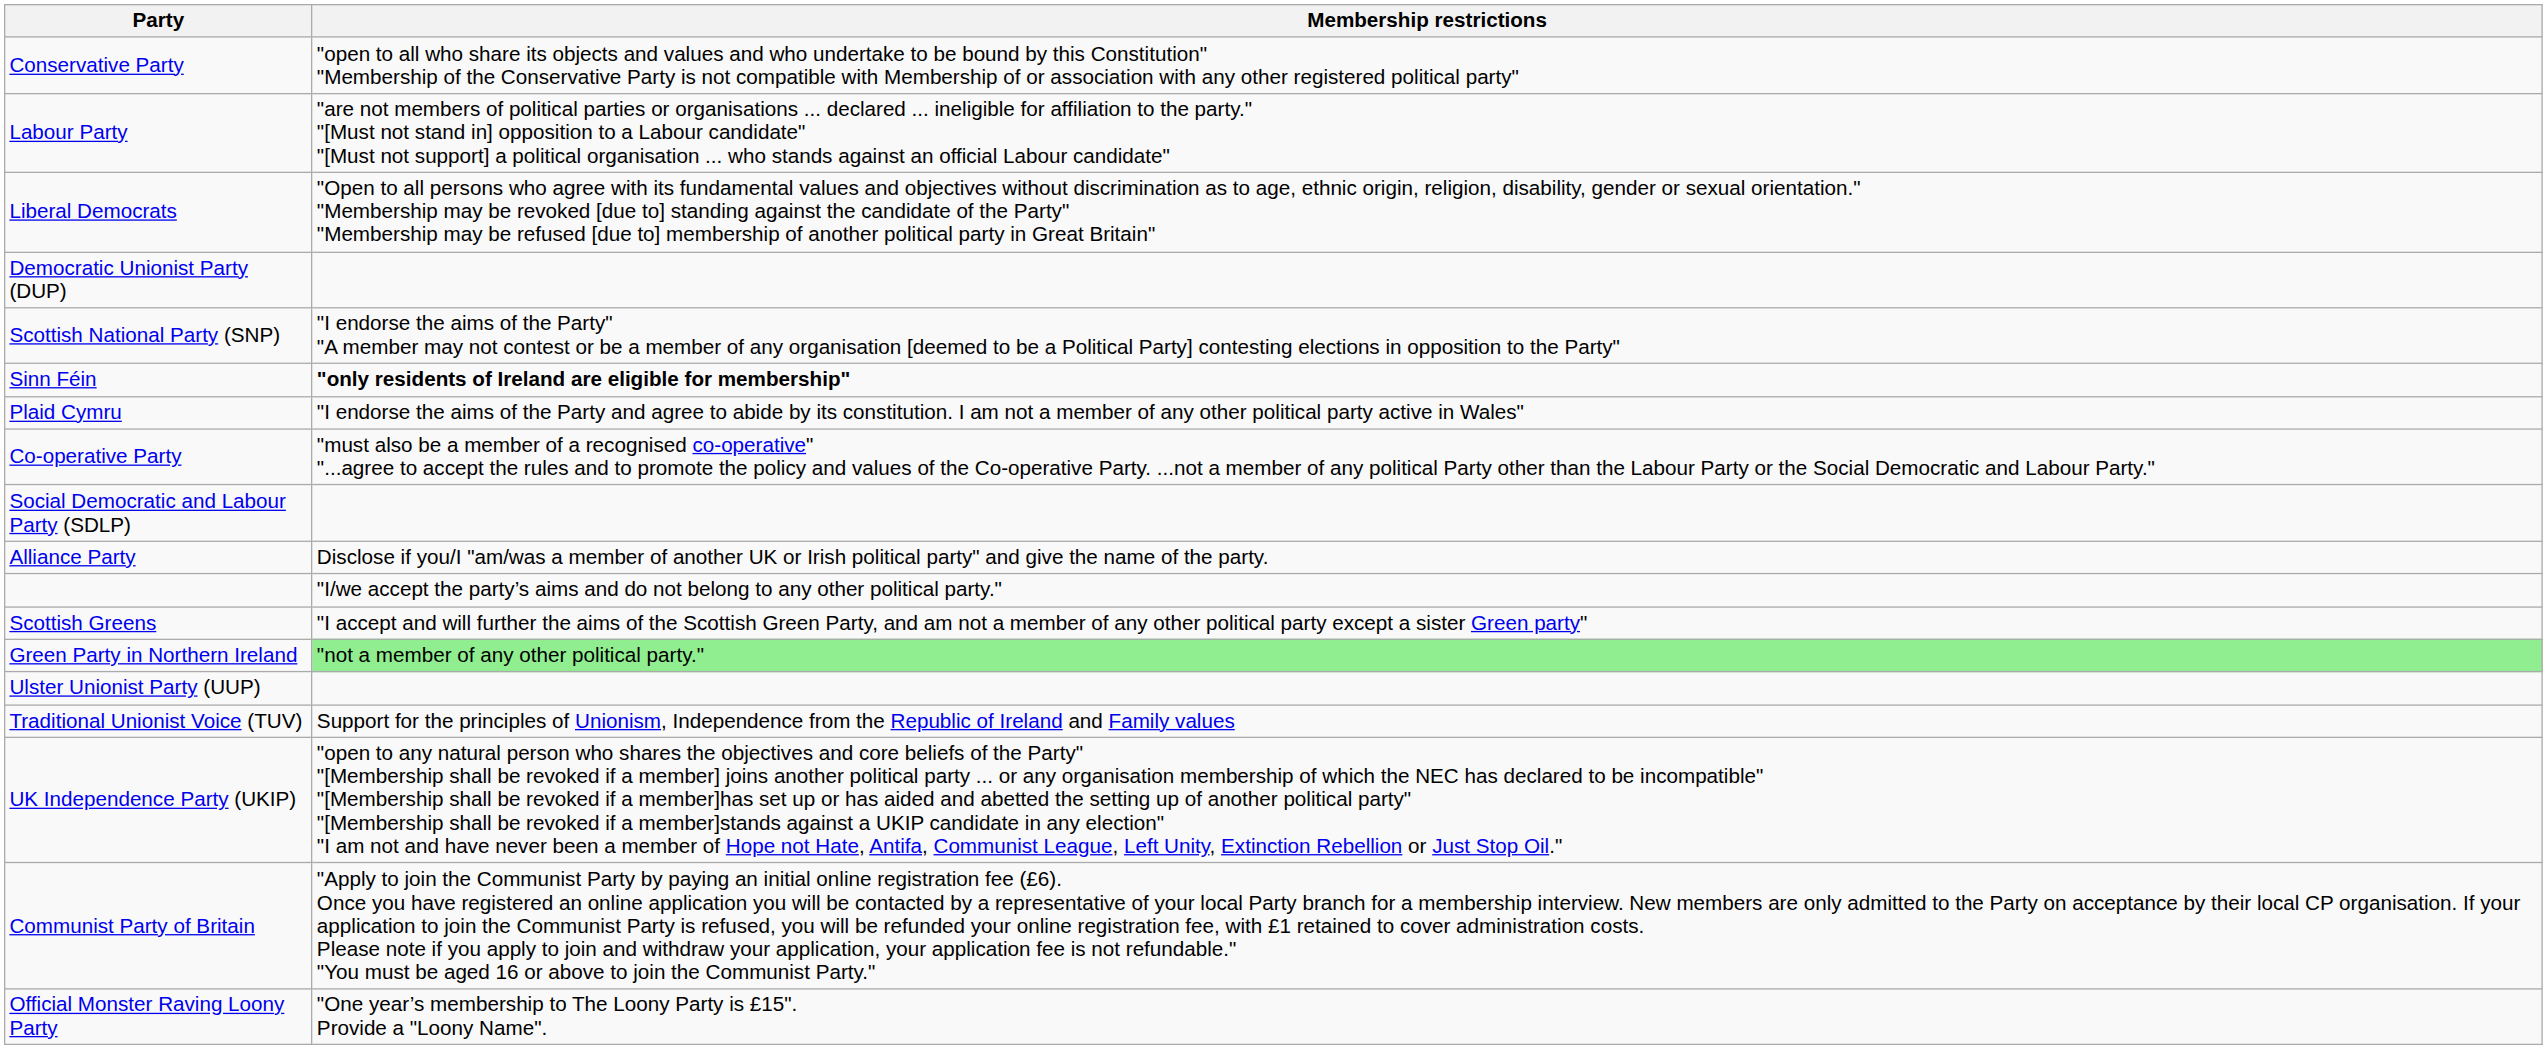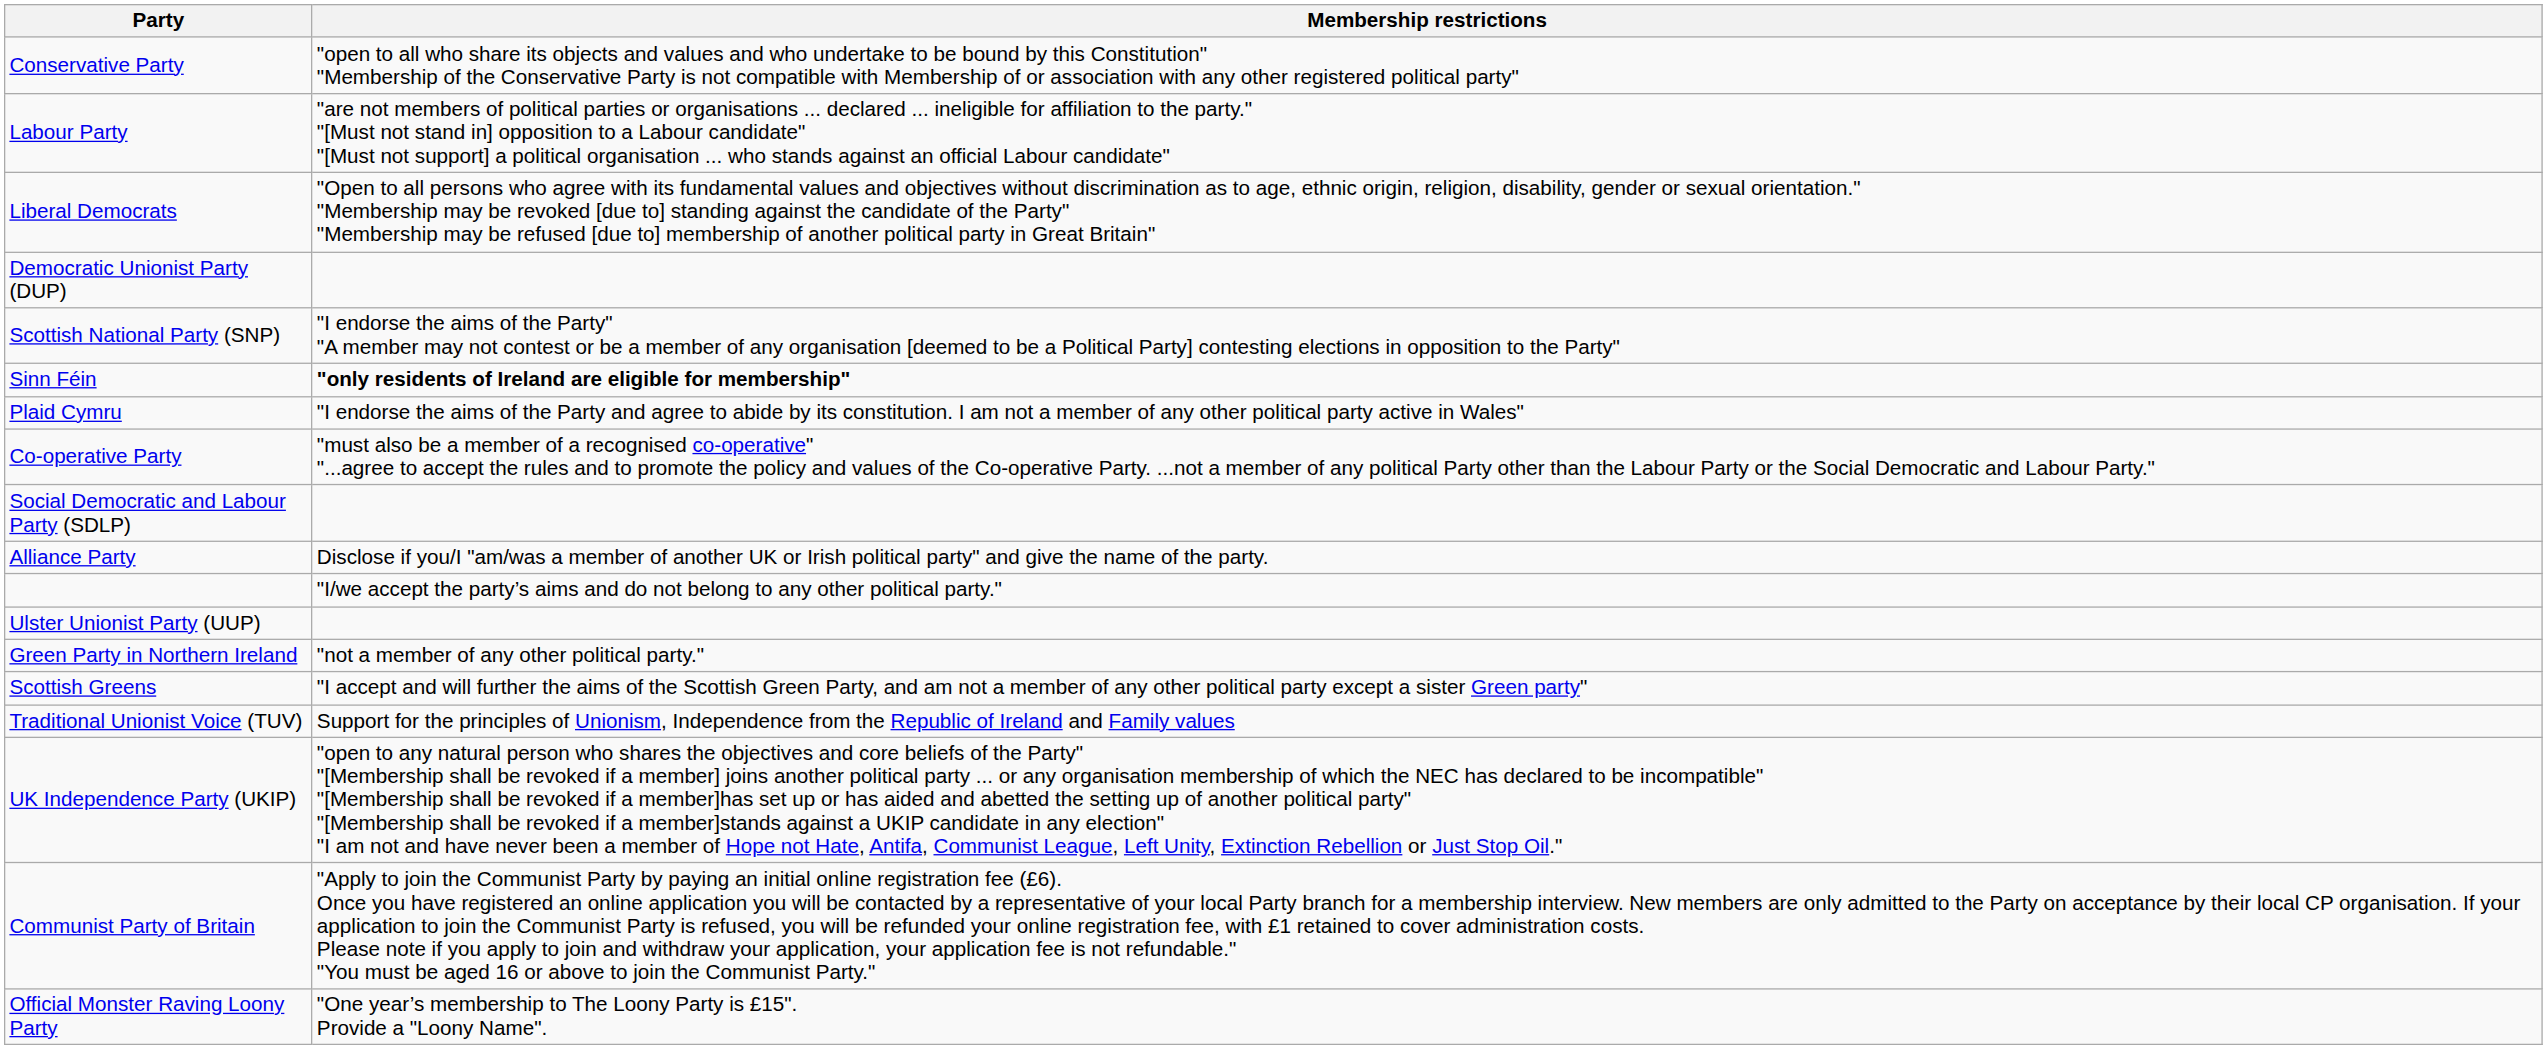rows swapped: (83, 622) <-> (135, 688)
(510, 655) lightgreen background -> (510, 655) no background
